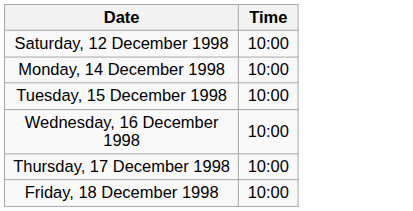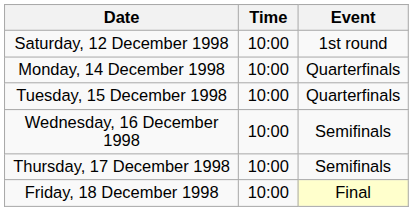+ column: (353, 17)
